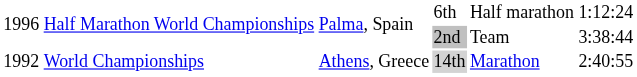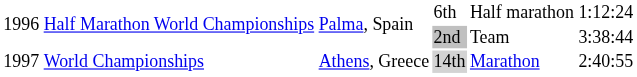(21, 61) 1992 -> (21, 61) 1997
